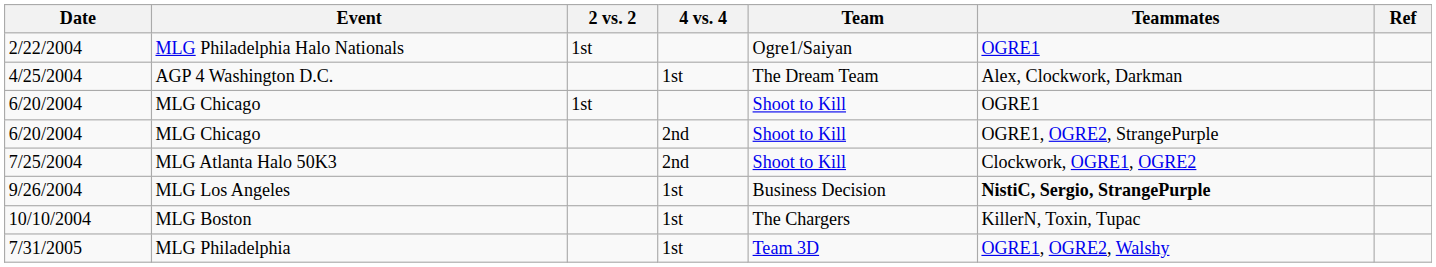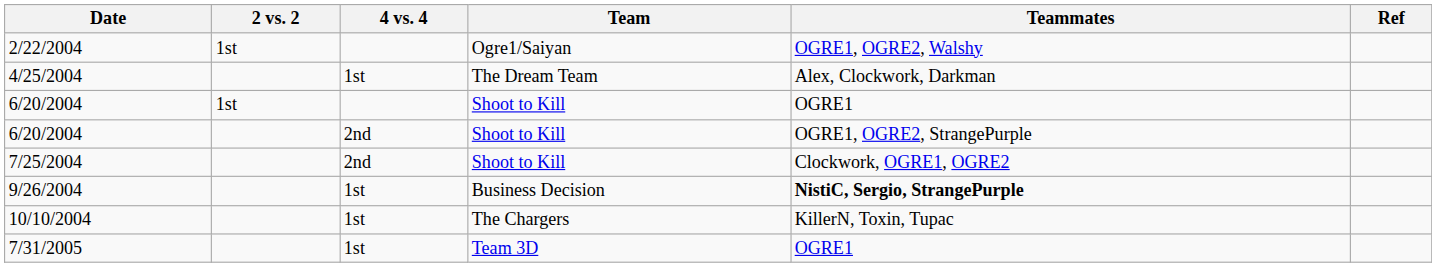- column: (359, 18)
(1011, 47) OGRE1 -> (889, 47) OGRE1, OGRE2, Walshy
(1075, 248) OGRE1, OGRE2, Walshy -> (824, 248) OGRE1
